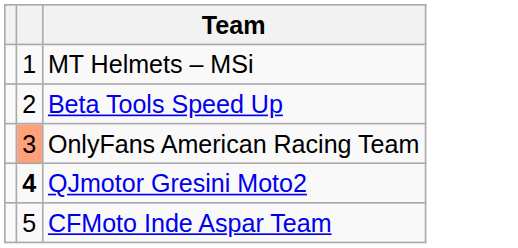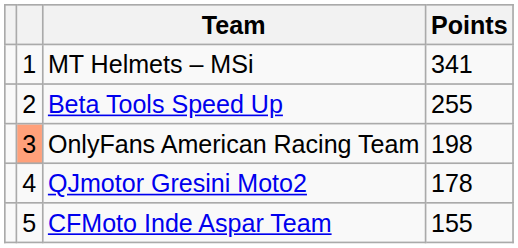+ column: (469, 25)
(29, 184) bold -> (29, 184) normal
